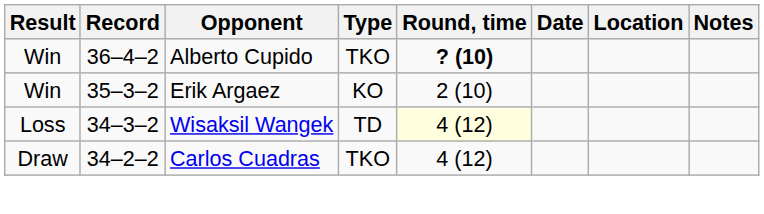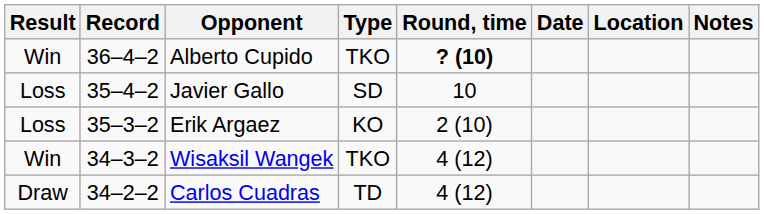+ row: (227, 90)
(43, 90) Win -> (43, 124) Loss
(43, 124) Loss -> (43, 159) Win
(368, 124) TD -> (368, 159) TKO
(465, 124) lightyellow background -> (465, 159) no background
(368, 159) TKO -> (368, 193) TD
